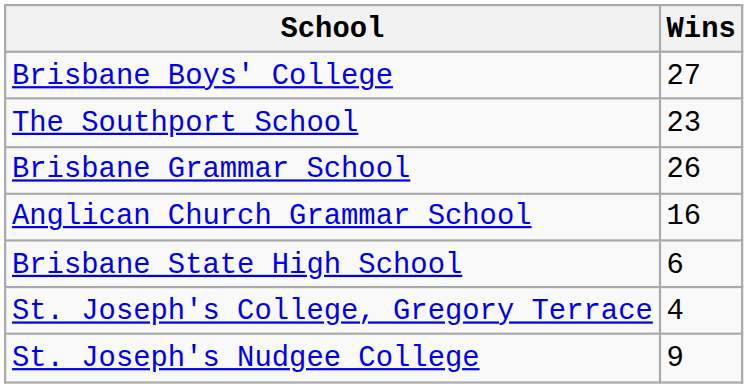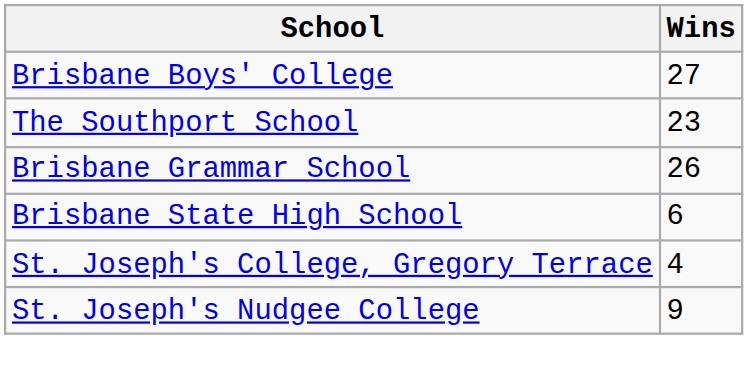- row: (272, 217)
